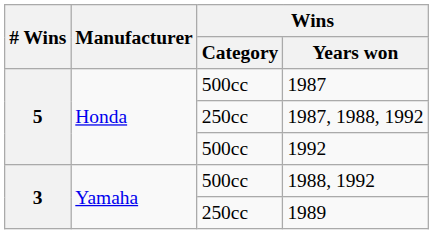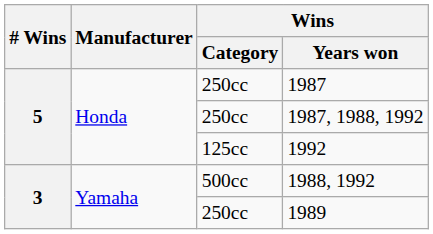(225, 84) 500cc -> (225, 84) 250cc
(225, 149) 500cc -> (225, 149) 125cc
